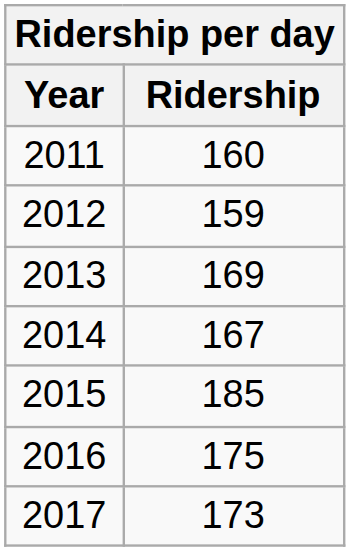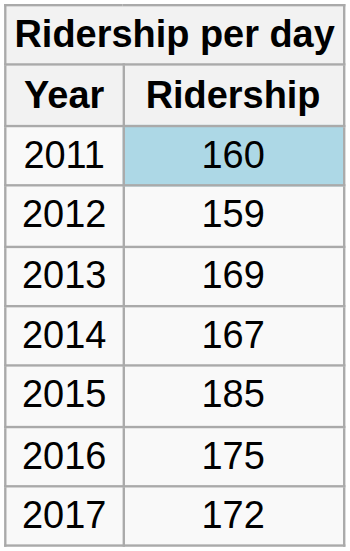(233, 154) no background -> (233, 154) lightblue background
(233, 515) 173 -> (233, 515) 172
